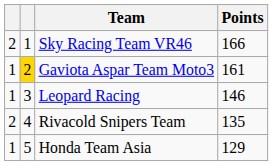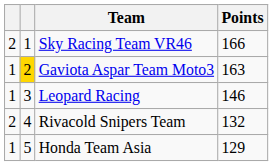(233, 69) 161 -> (233, 69) 163
(233, 121) 135 -> (233, 121) 132
